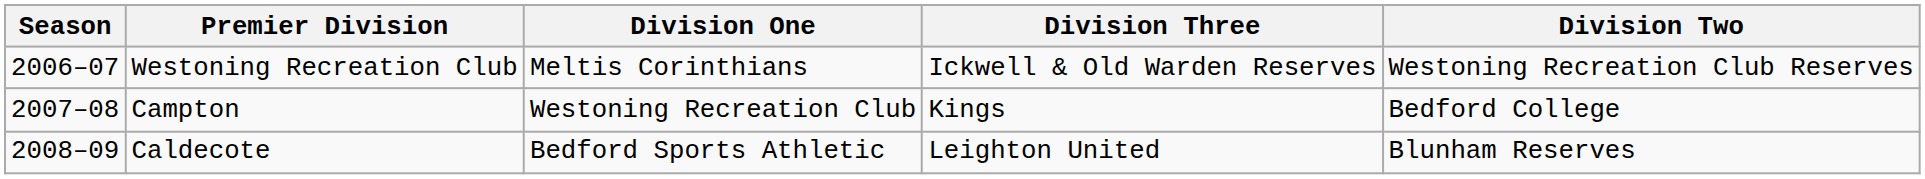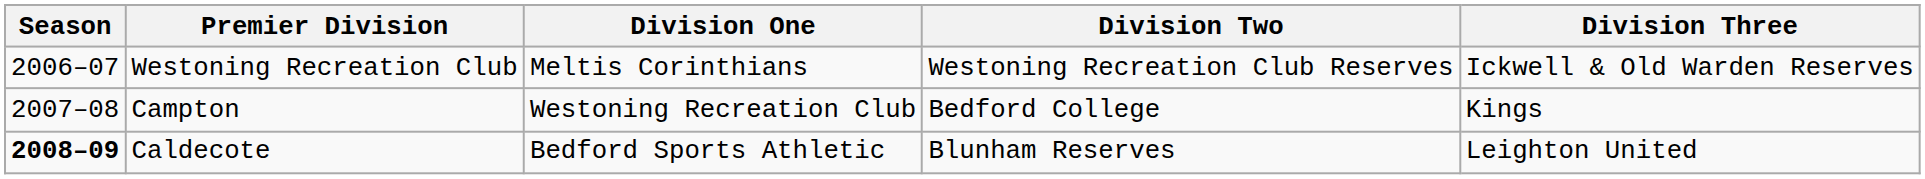columns swapped: (1651, 26) <-> (1152, 26)
(65, 152) normal -> (65, 152) bold
